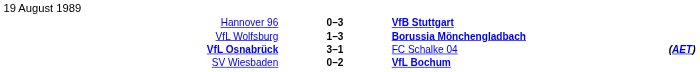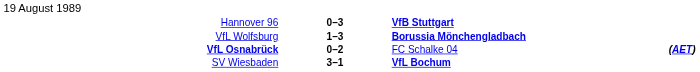(335, 49) 3–1 -> (335, 49) 0–2
(335, 63) 0–2 -> (335, 63) 3–1
